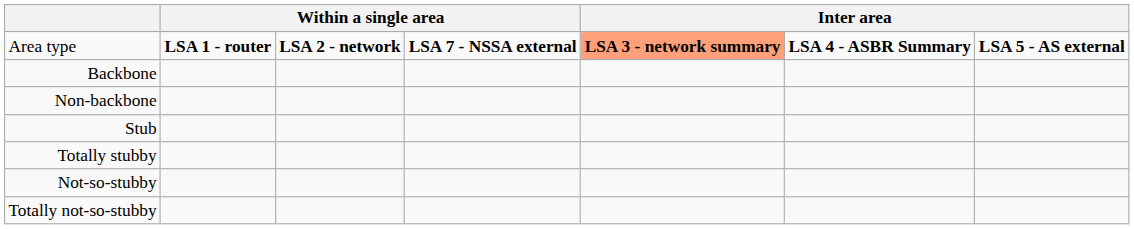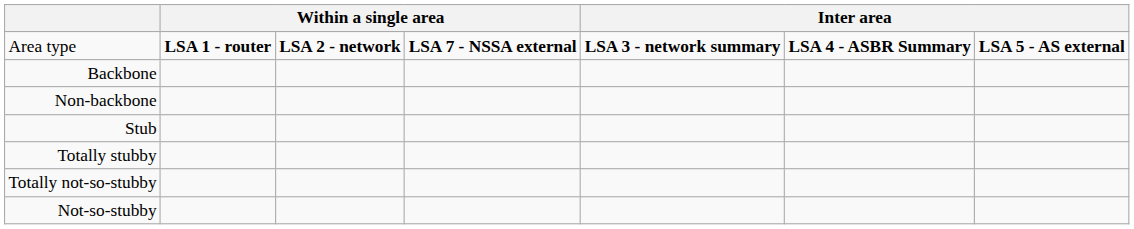(683, 45) lightsalmon background -> (683, 45) no background
rows swapped: (107, 182) <-> (83, 210)
